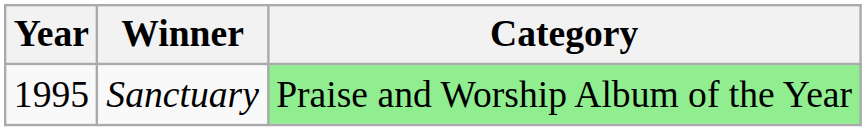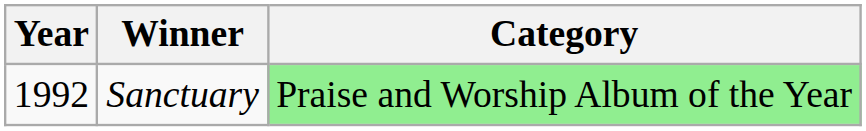(51, 93) 1995 -> (51, 93) 1992
